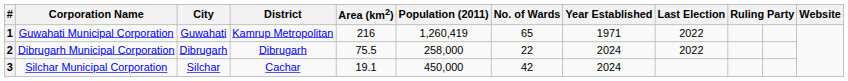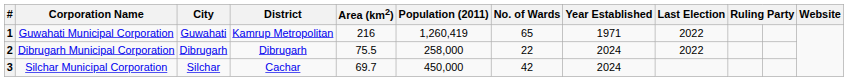(366, 67) 19.1 -> (366, 67) 69.7
